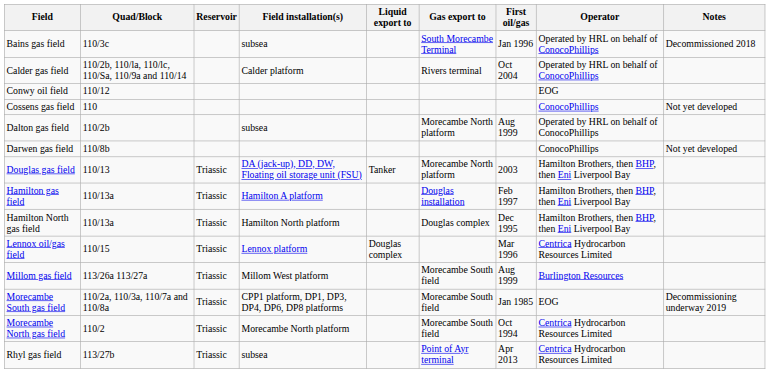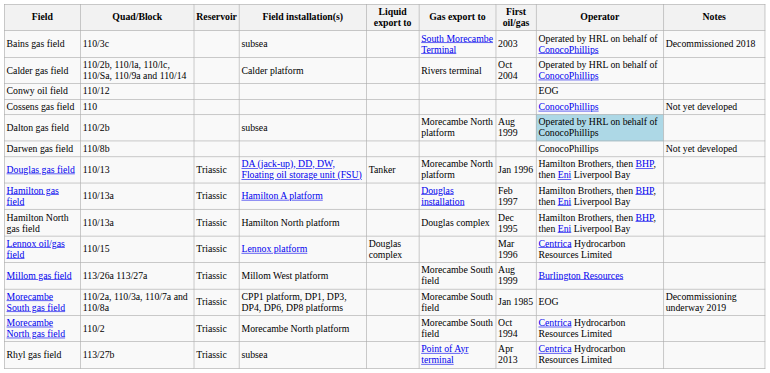(516, 44) Jan 1996 -> (508, 44) 2003
(598, 128) no background -> (598, 128) lightblue background
(508, 170) 2003 -> (516, 170) Jan 1996
